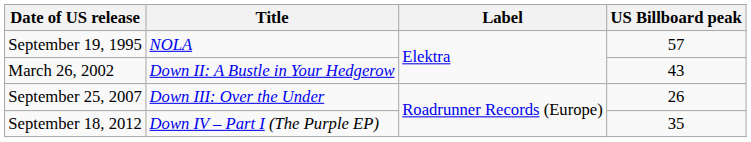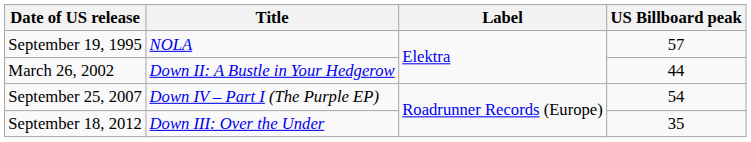(676, 70) 43 -> (676, 70) 44
(237, 96) Down III: Over the Under -> (264, 96) Down IV – Part I (The Purple EP)
(676, 96) 26 -> (676, 96) 54
(264, 123) Down IV – Part I (The Purple EP) -> (237, 123) Down III: Over the Under
